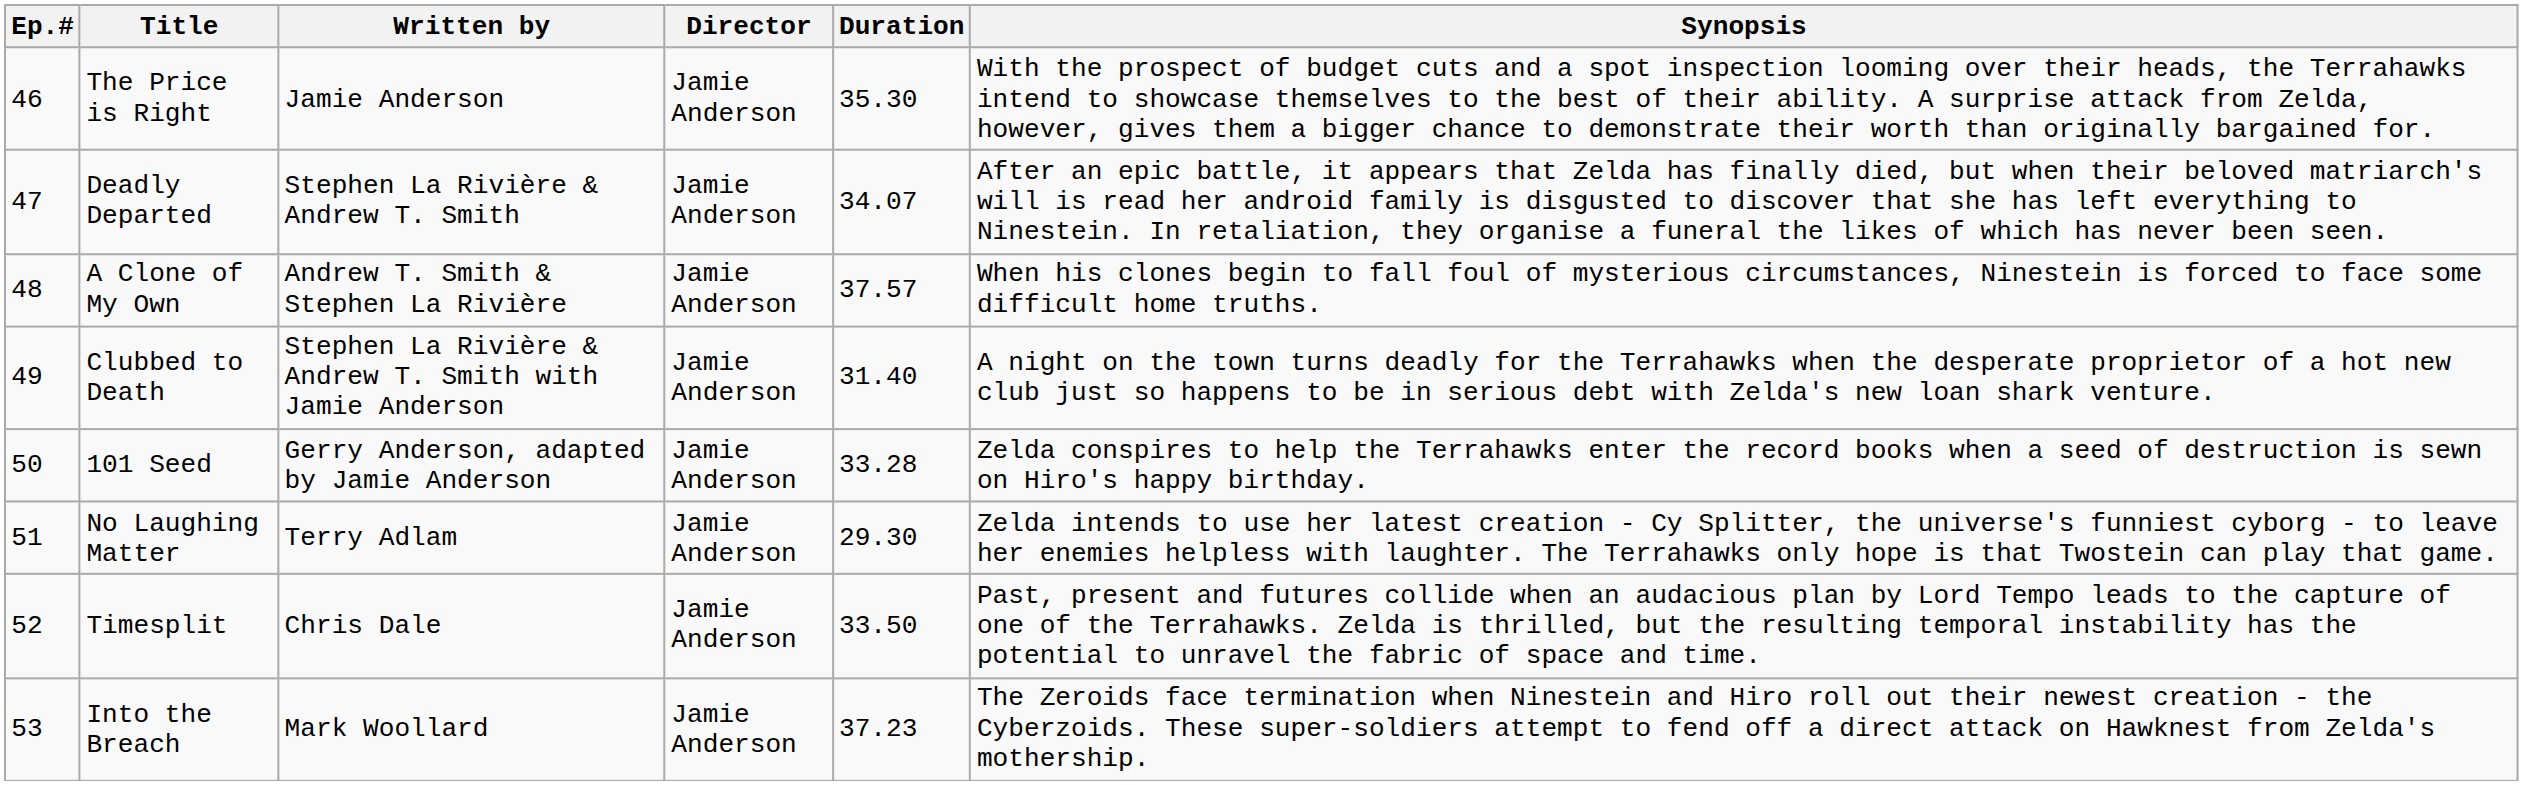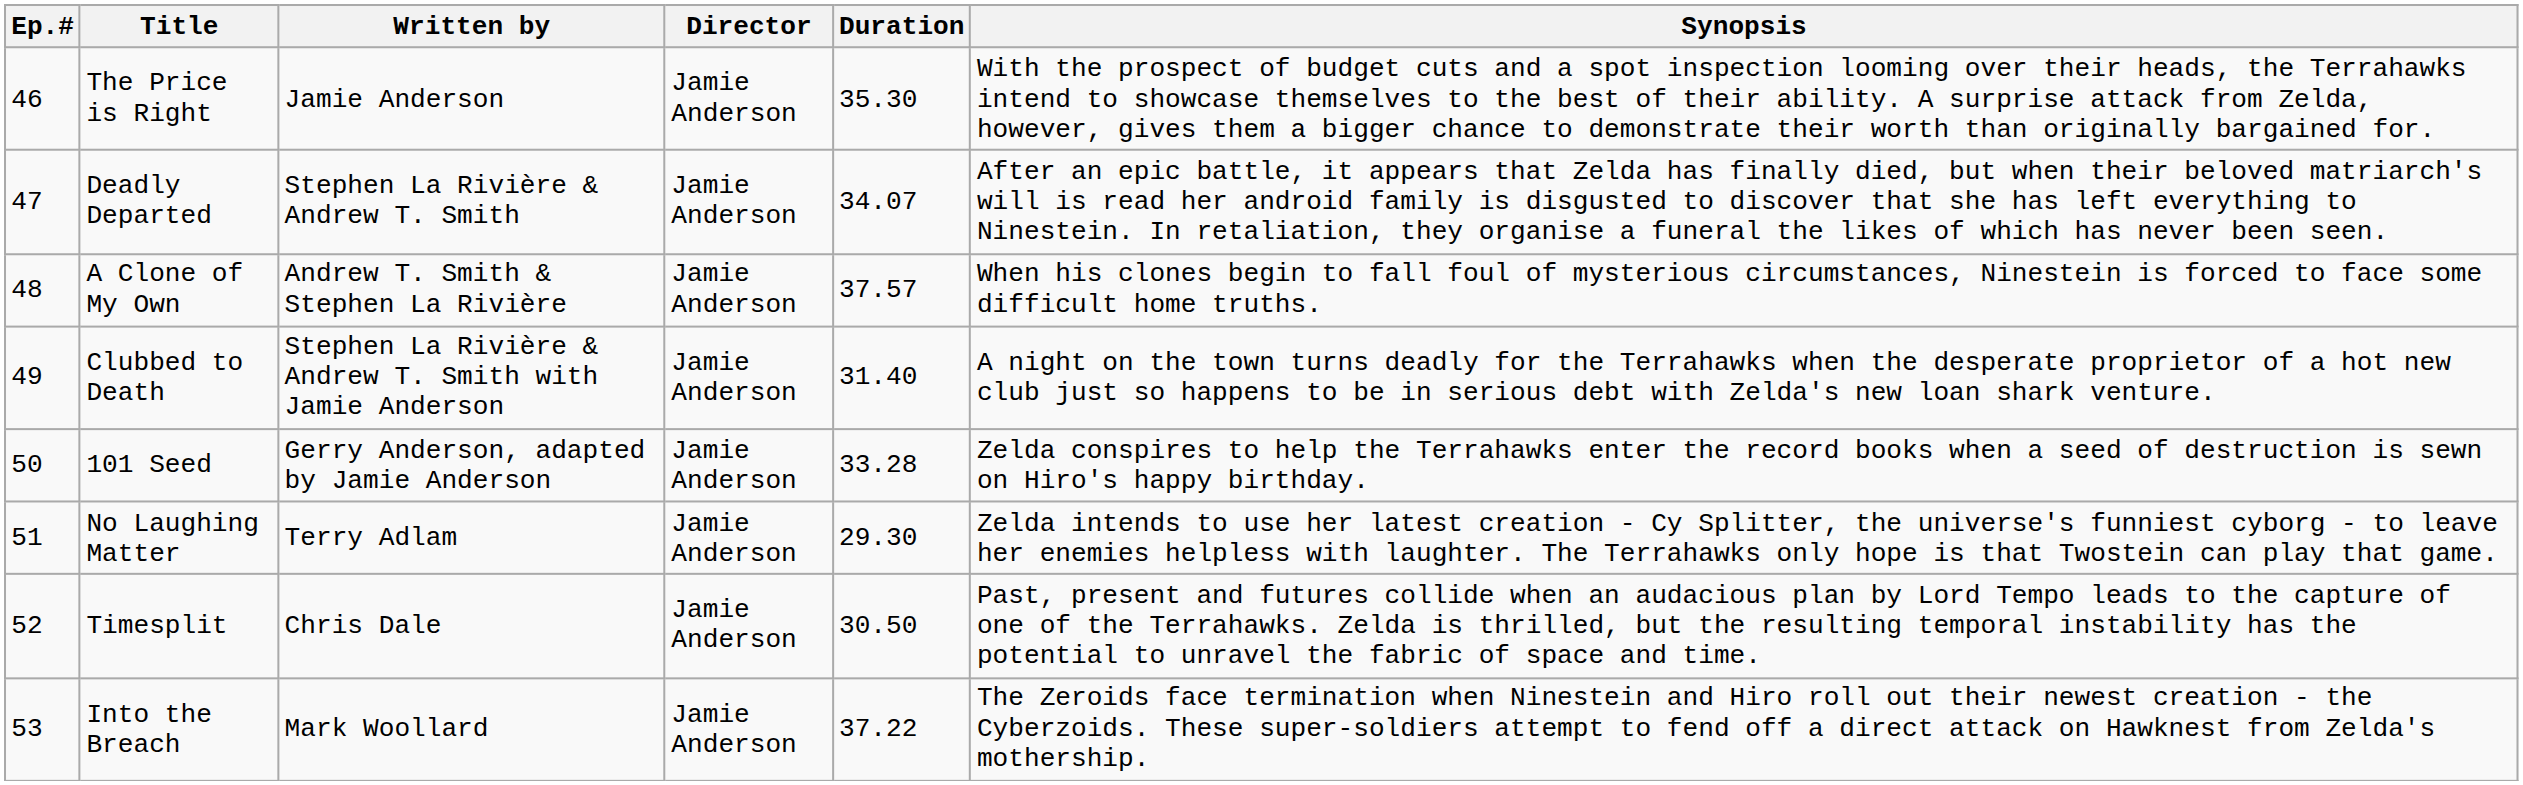(878, 626) 33.50 -> (878, 626) 30.50
(878, 729) 37.23 -> (878, 729) 37.22
